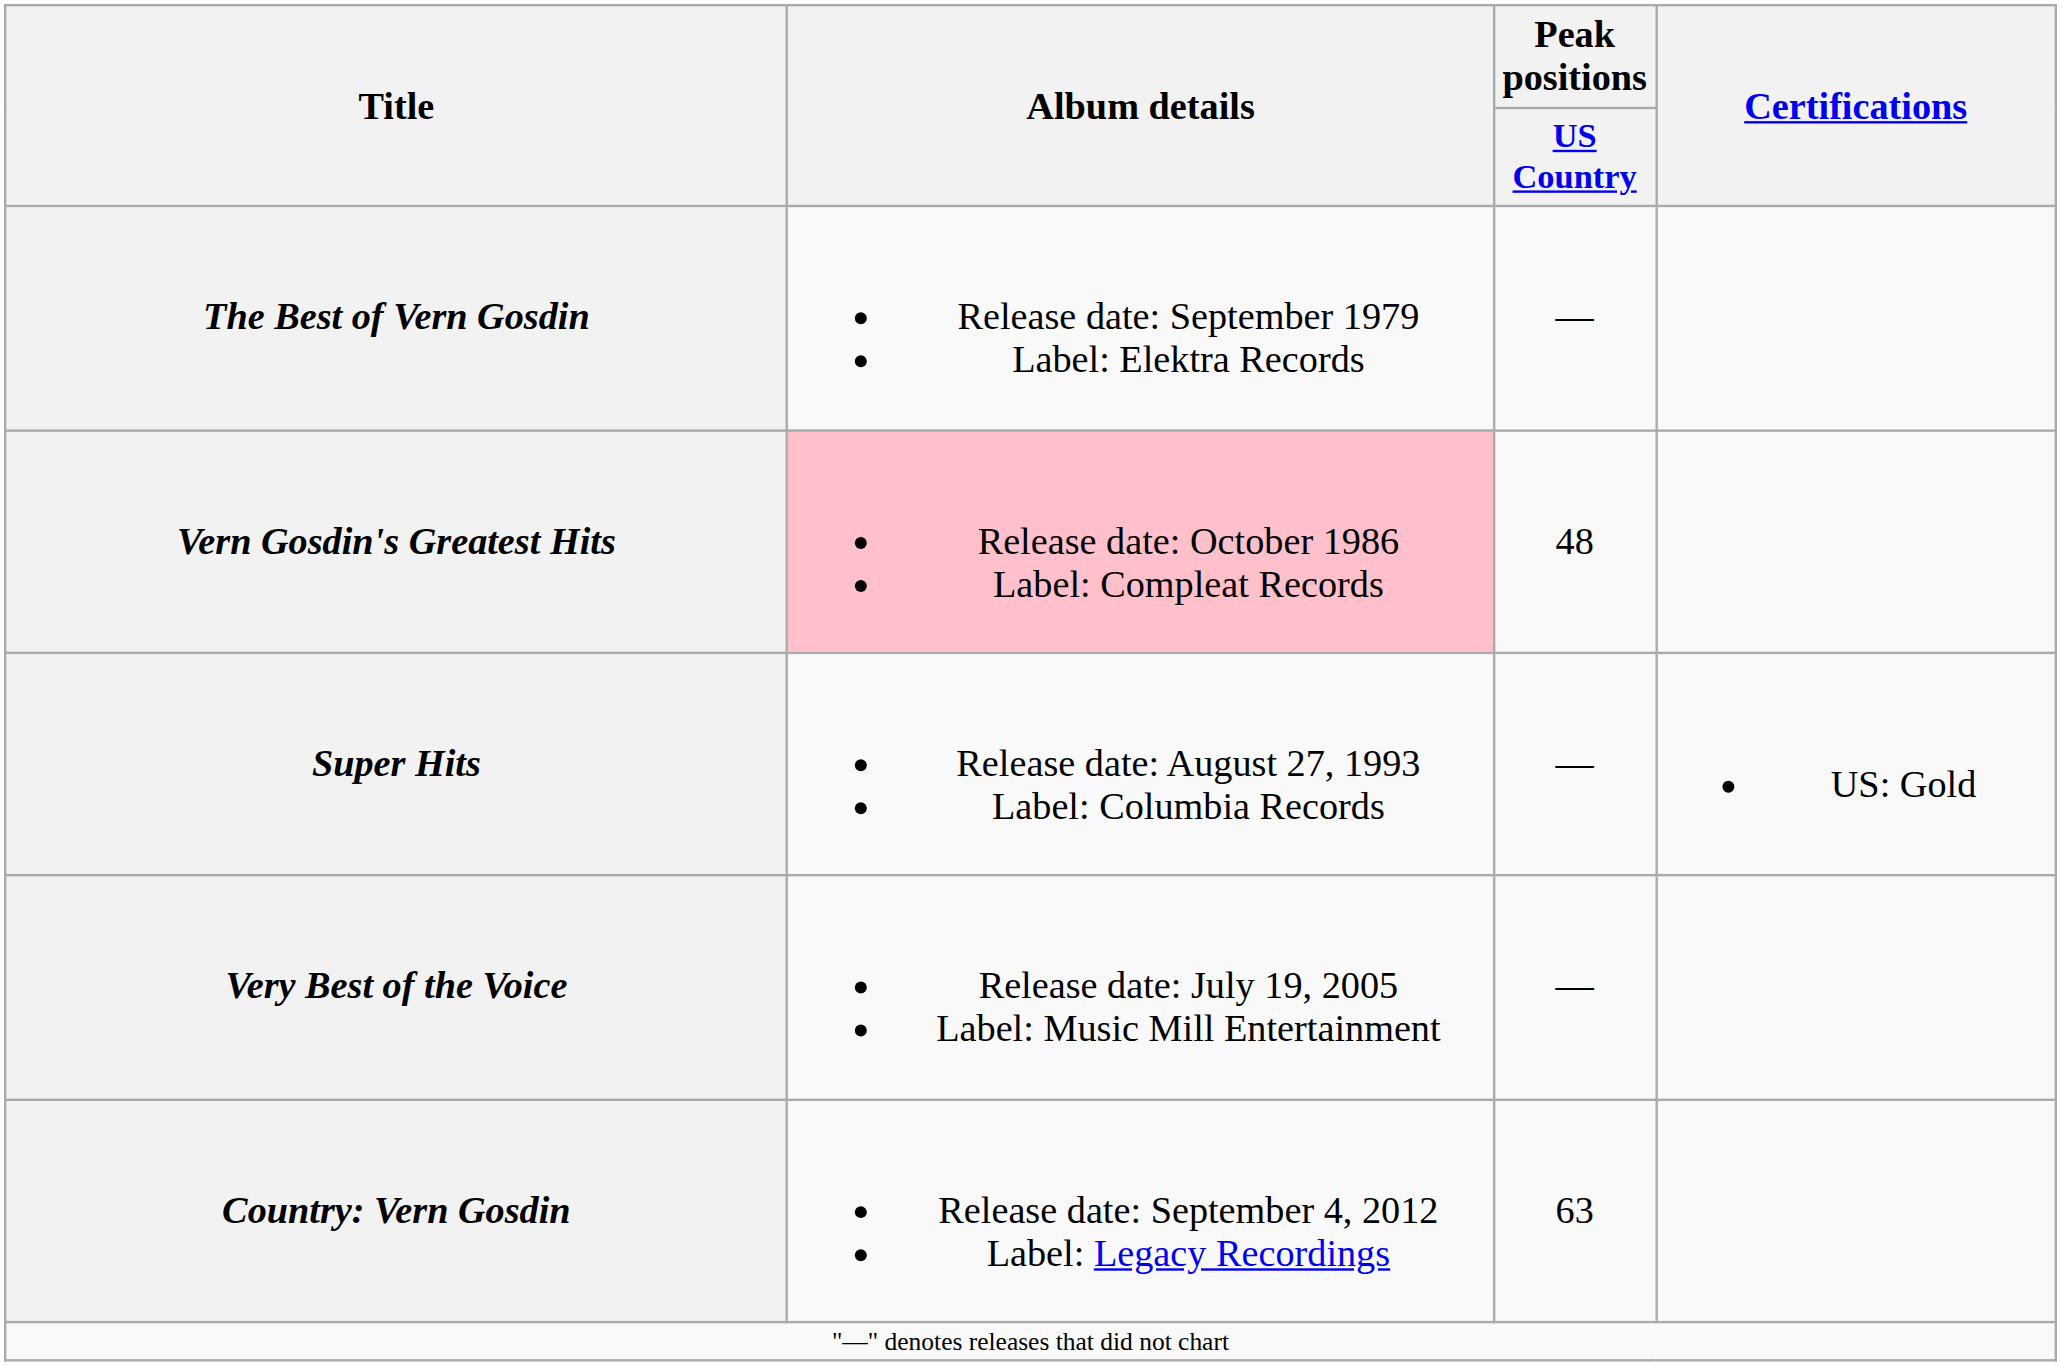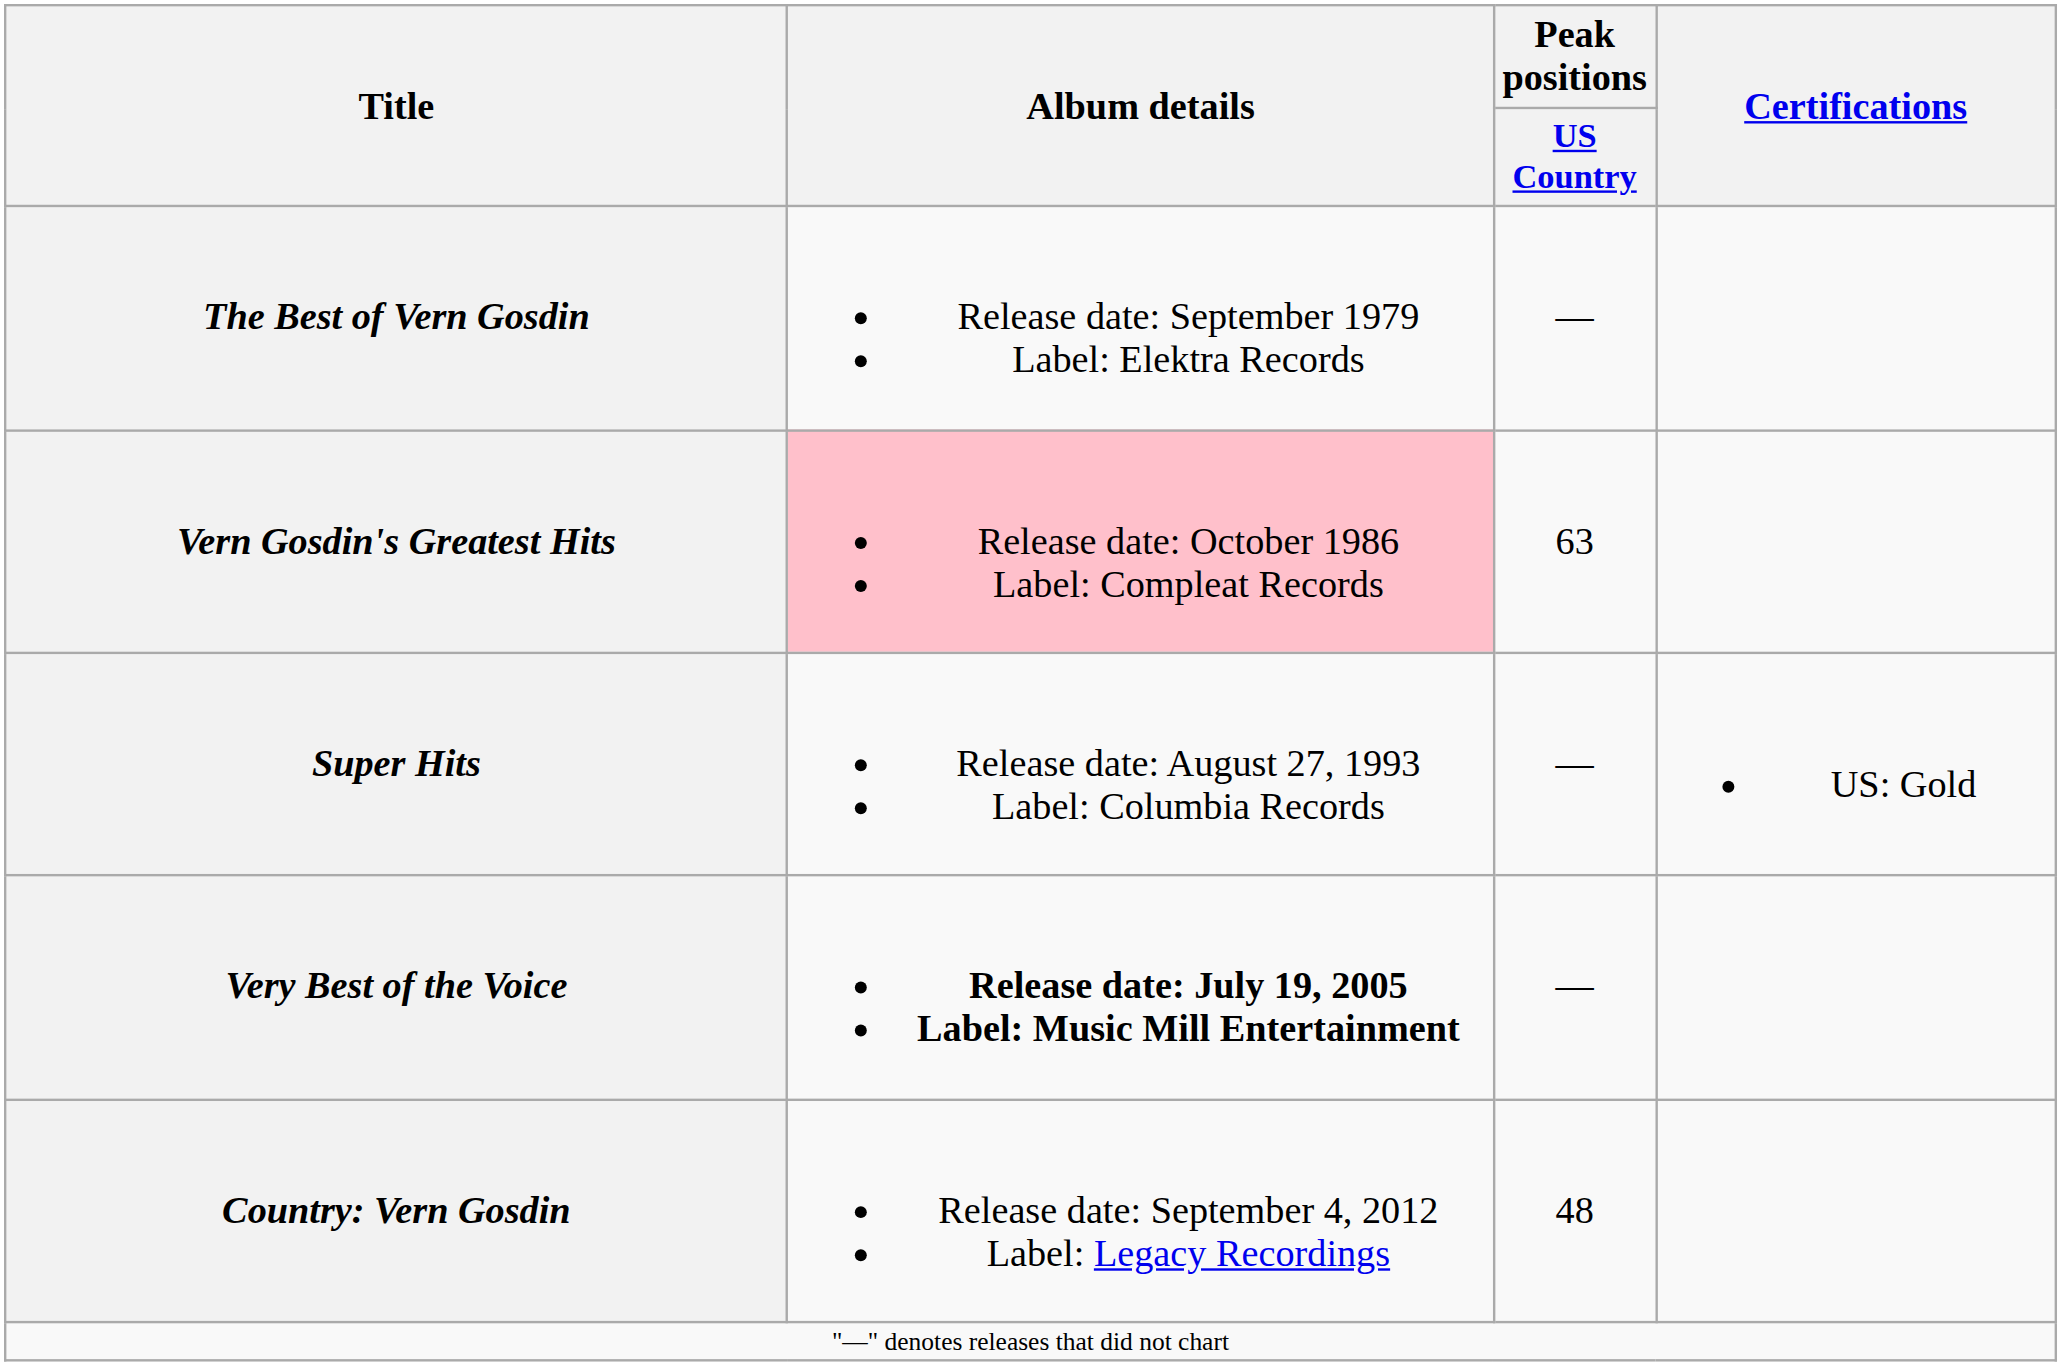(1575, 540) 48 -> (1575, 540) 63
(1141, 1009) normal -> (1141, 1009) bold
(1575, 1209) 63 -> (1575, 1209) 48
